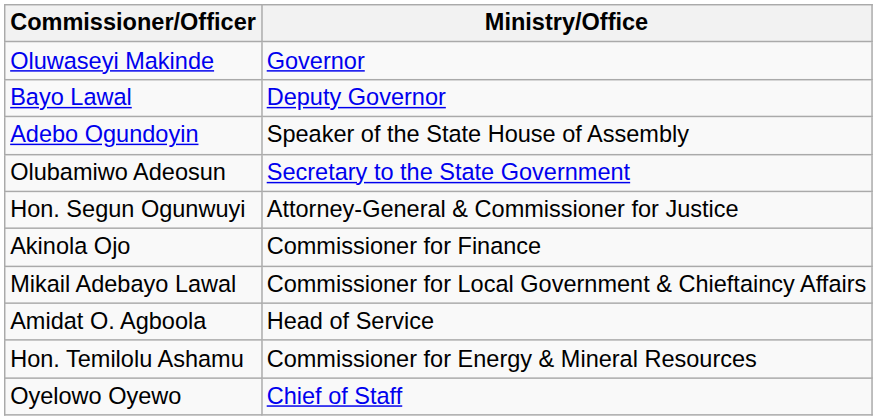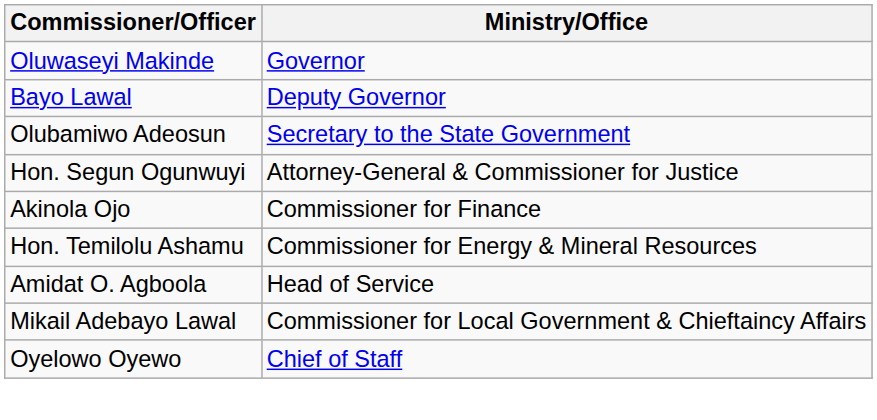- row: (104, 135)
rows swapped: (127, 358) <-> (123, 284)
